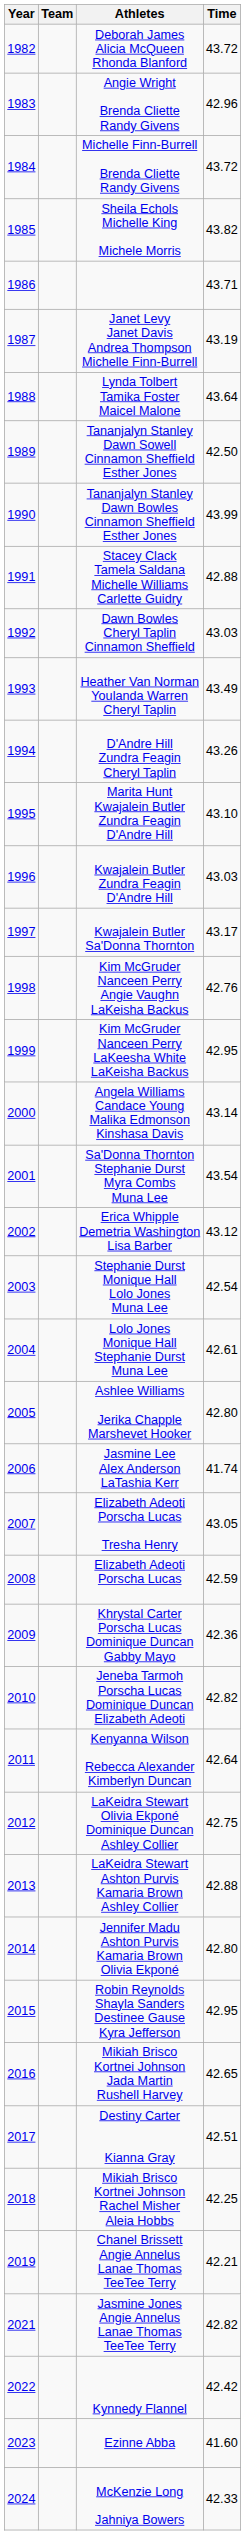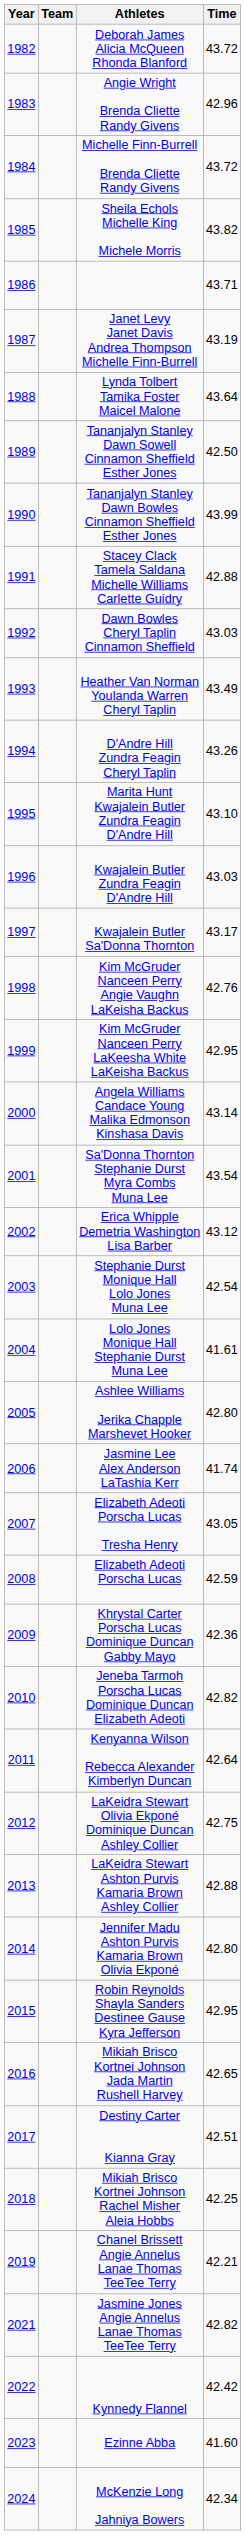(222, 1350) 42.61 -> (222, 1350) 41.61
(222, 2498) 42.33 -> (222, 2498) 42.34
